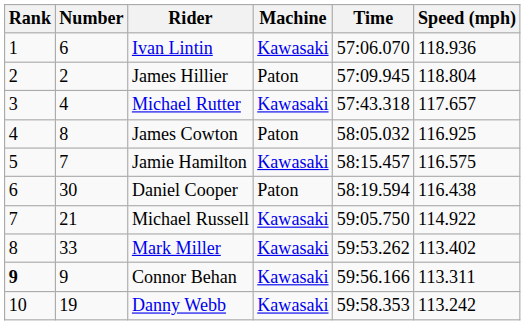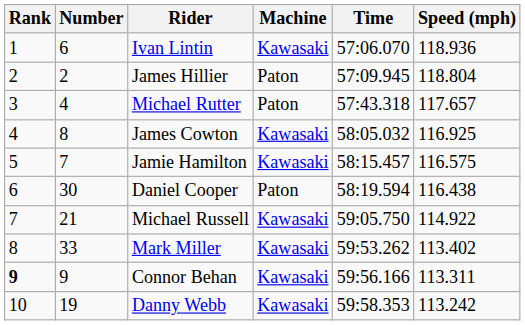(293, 104) Kawasaki -> (278, 104) Paton
(278, 133) Paton -> (293, 133) Kawasaki
